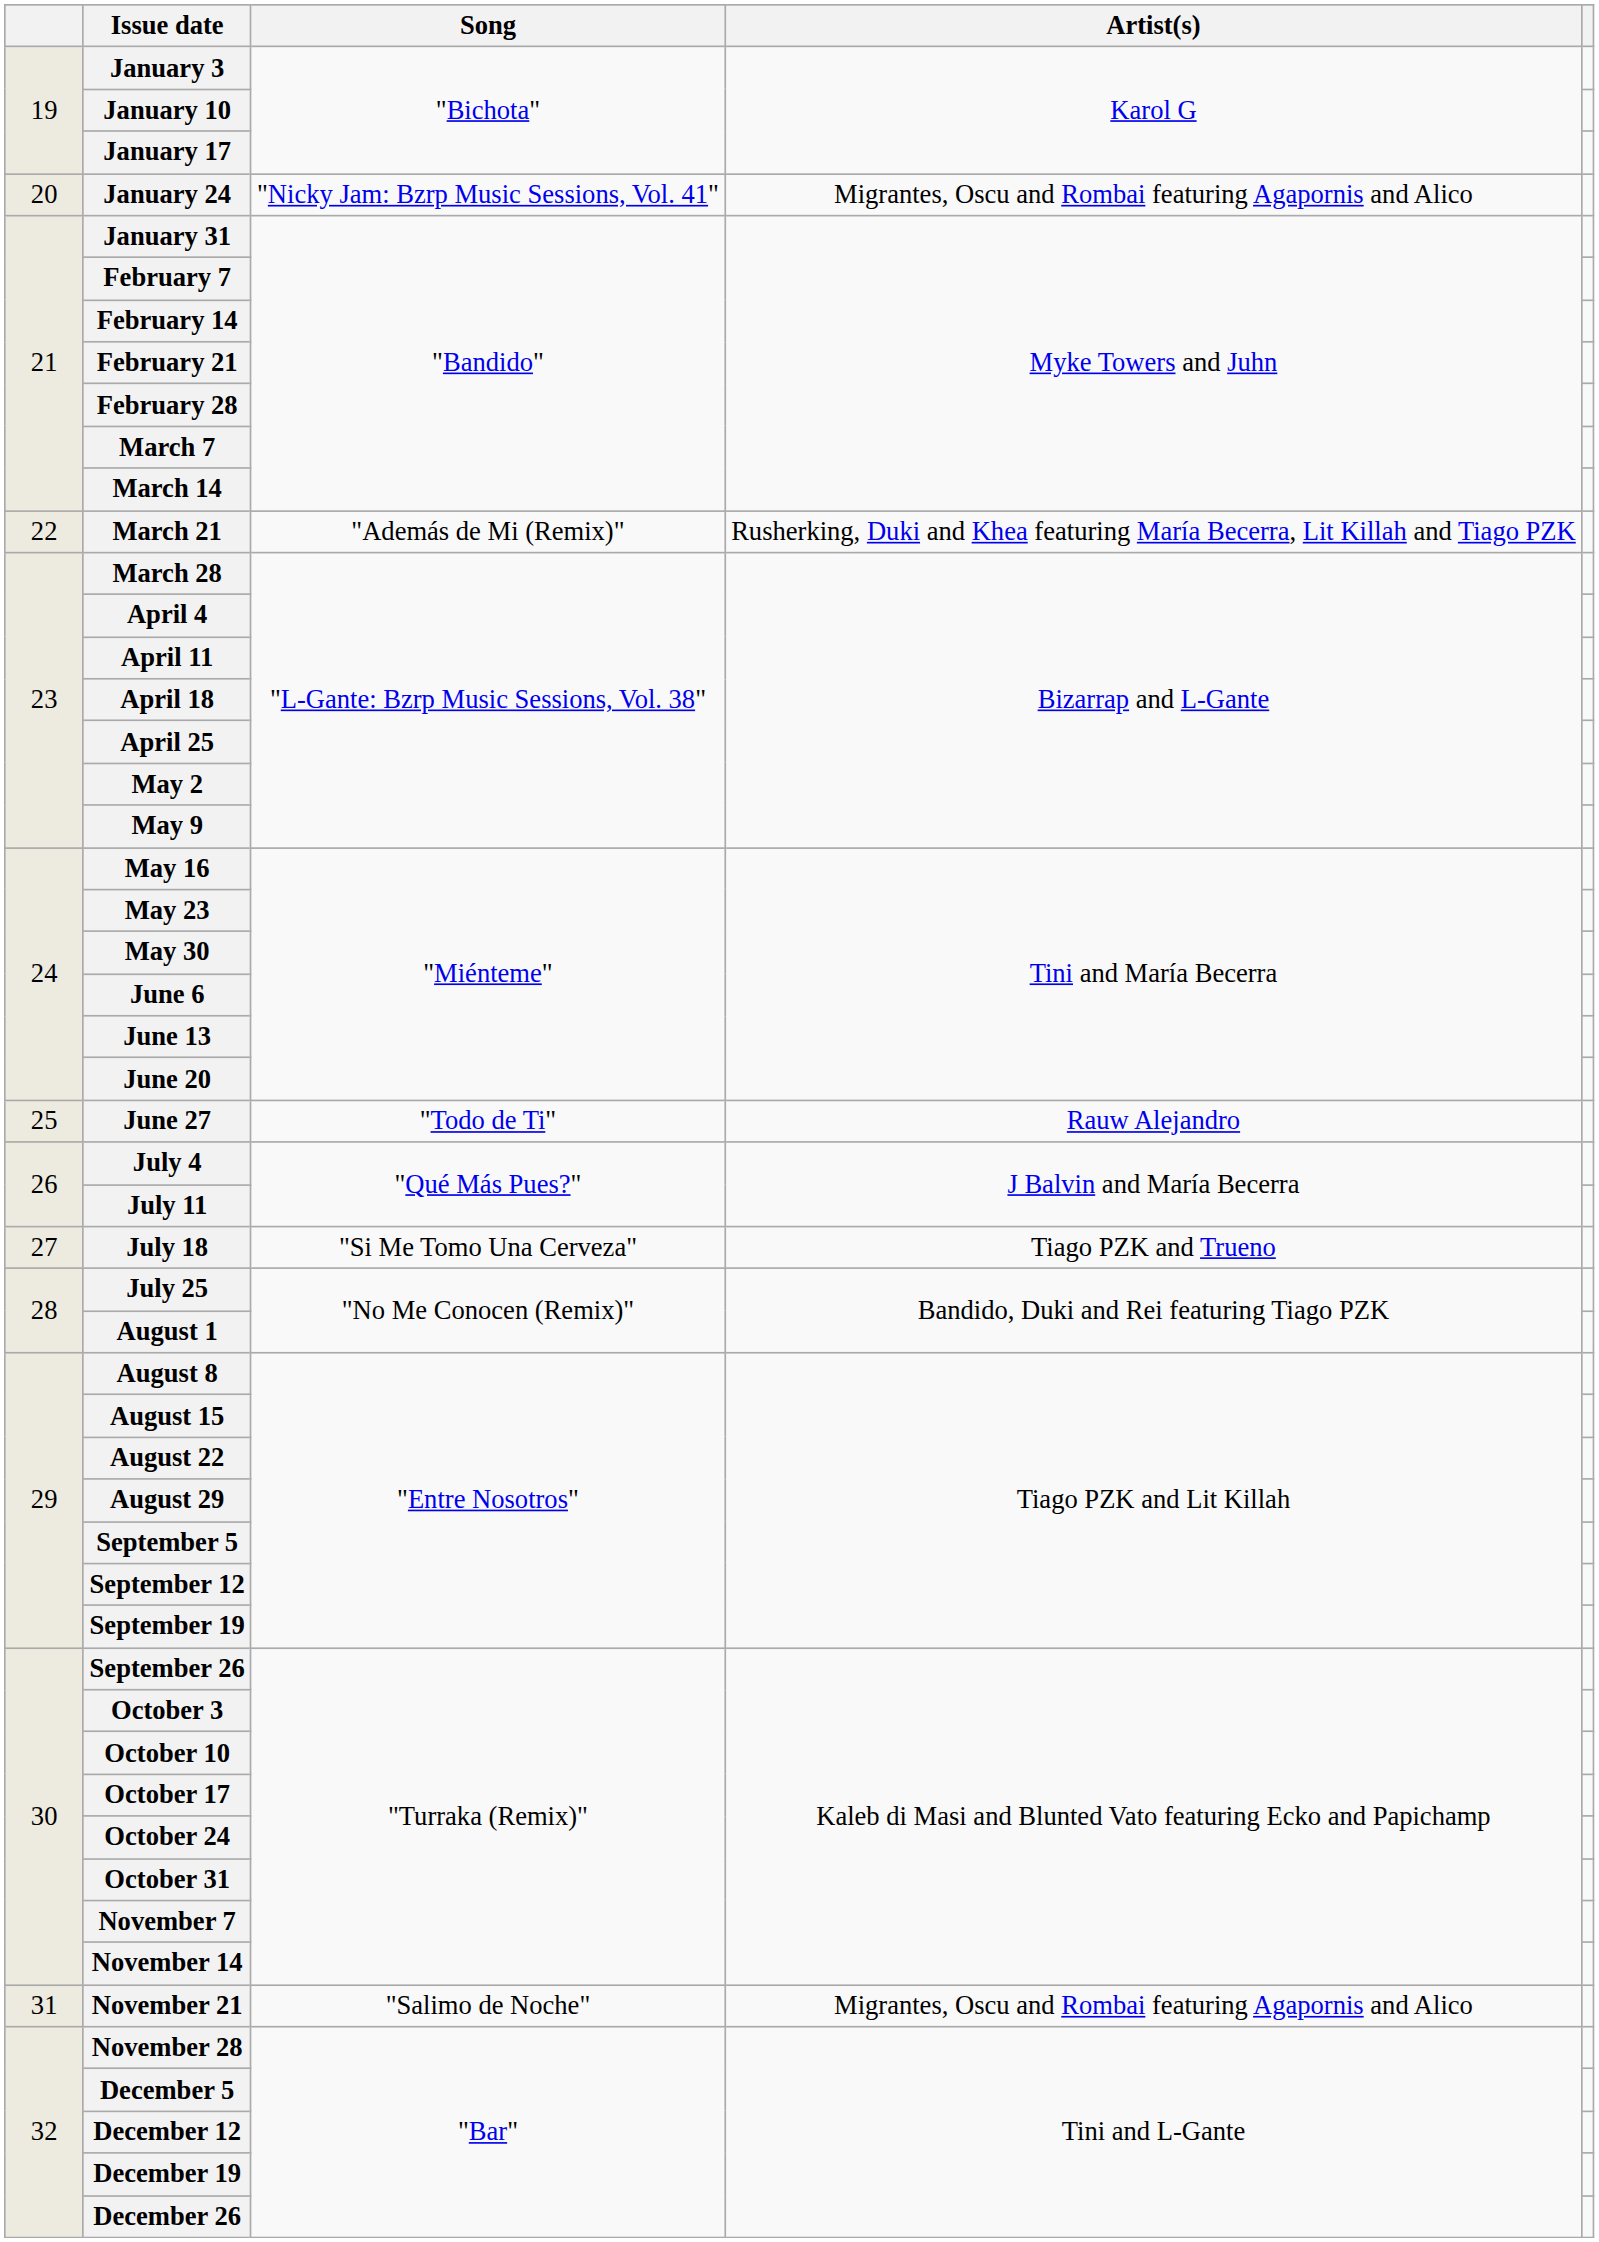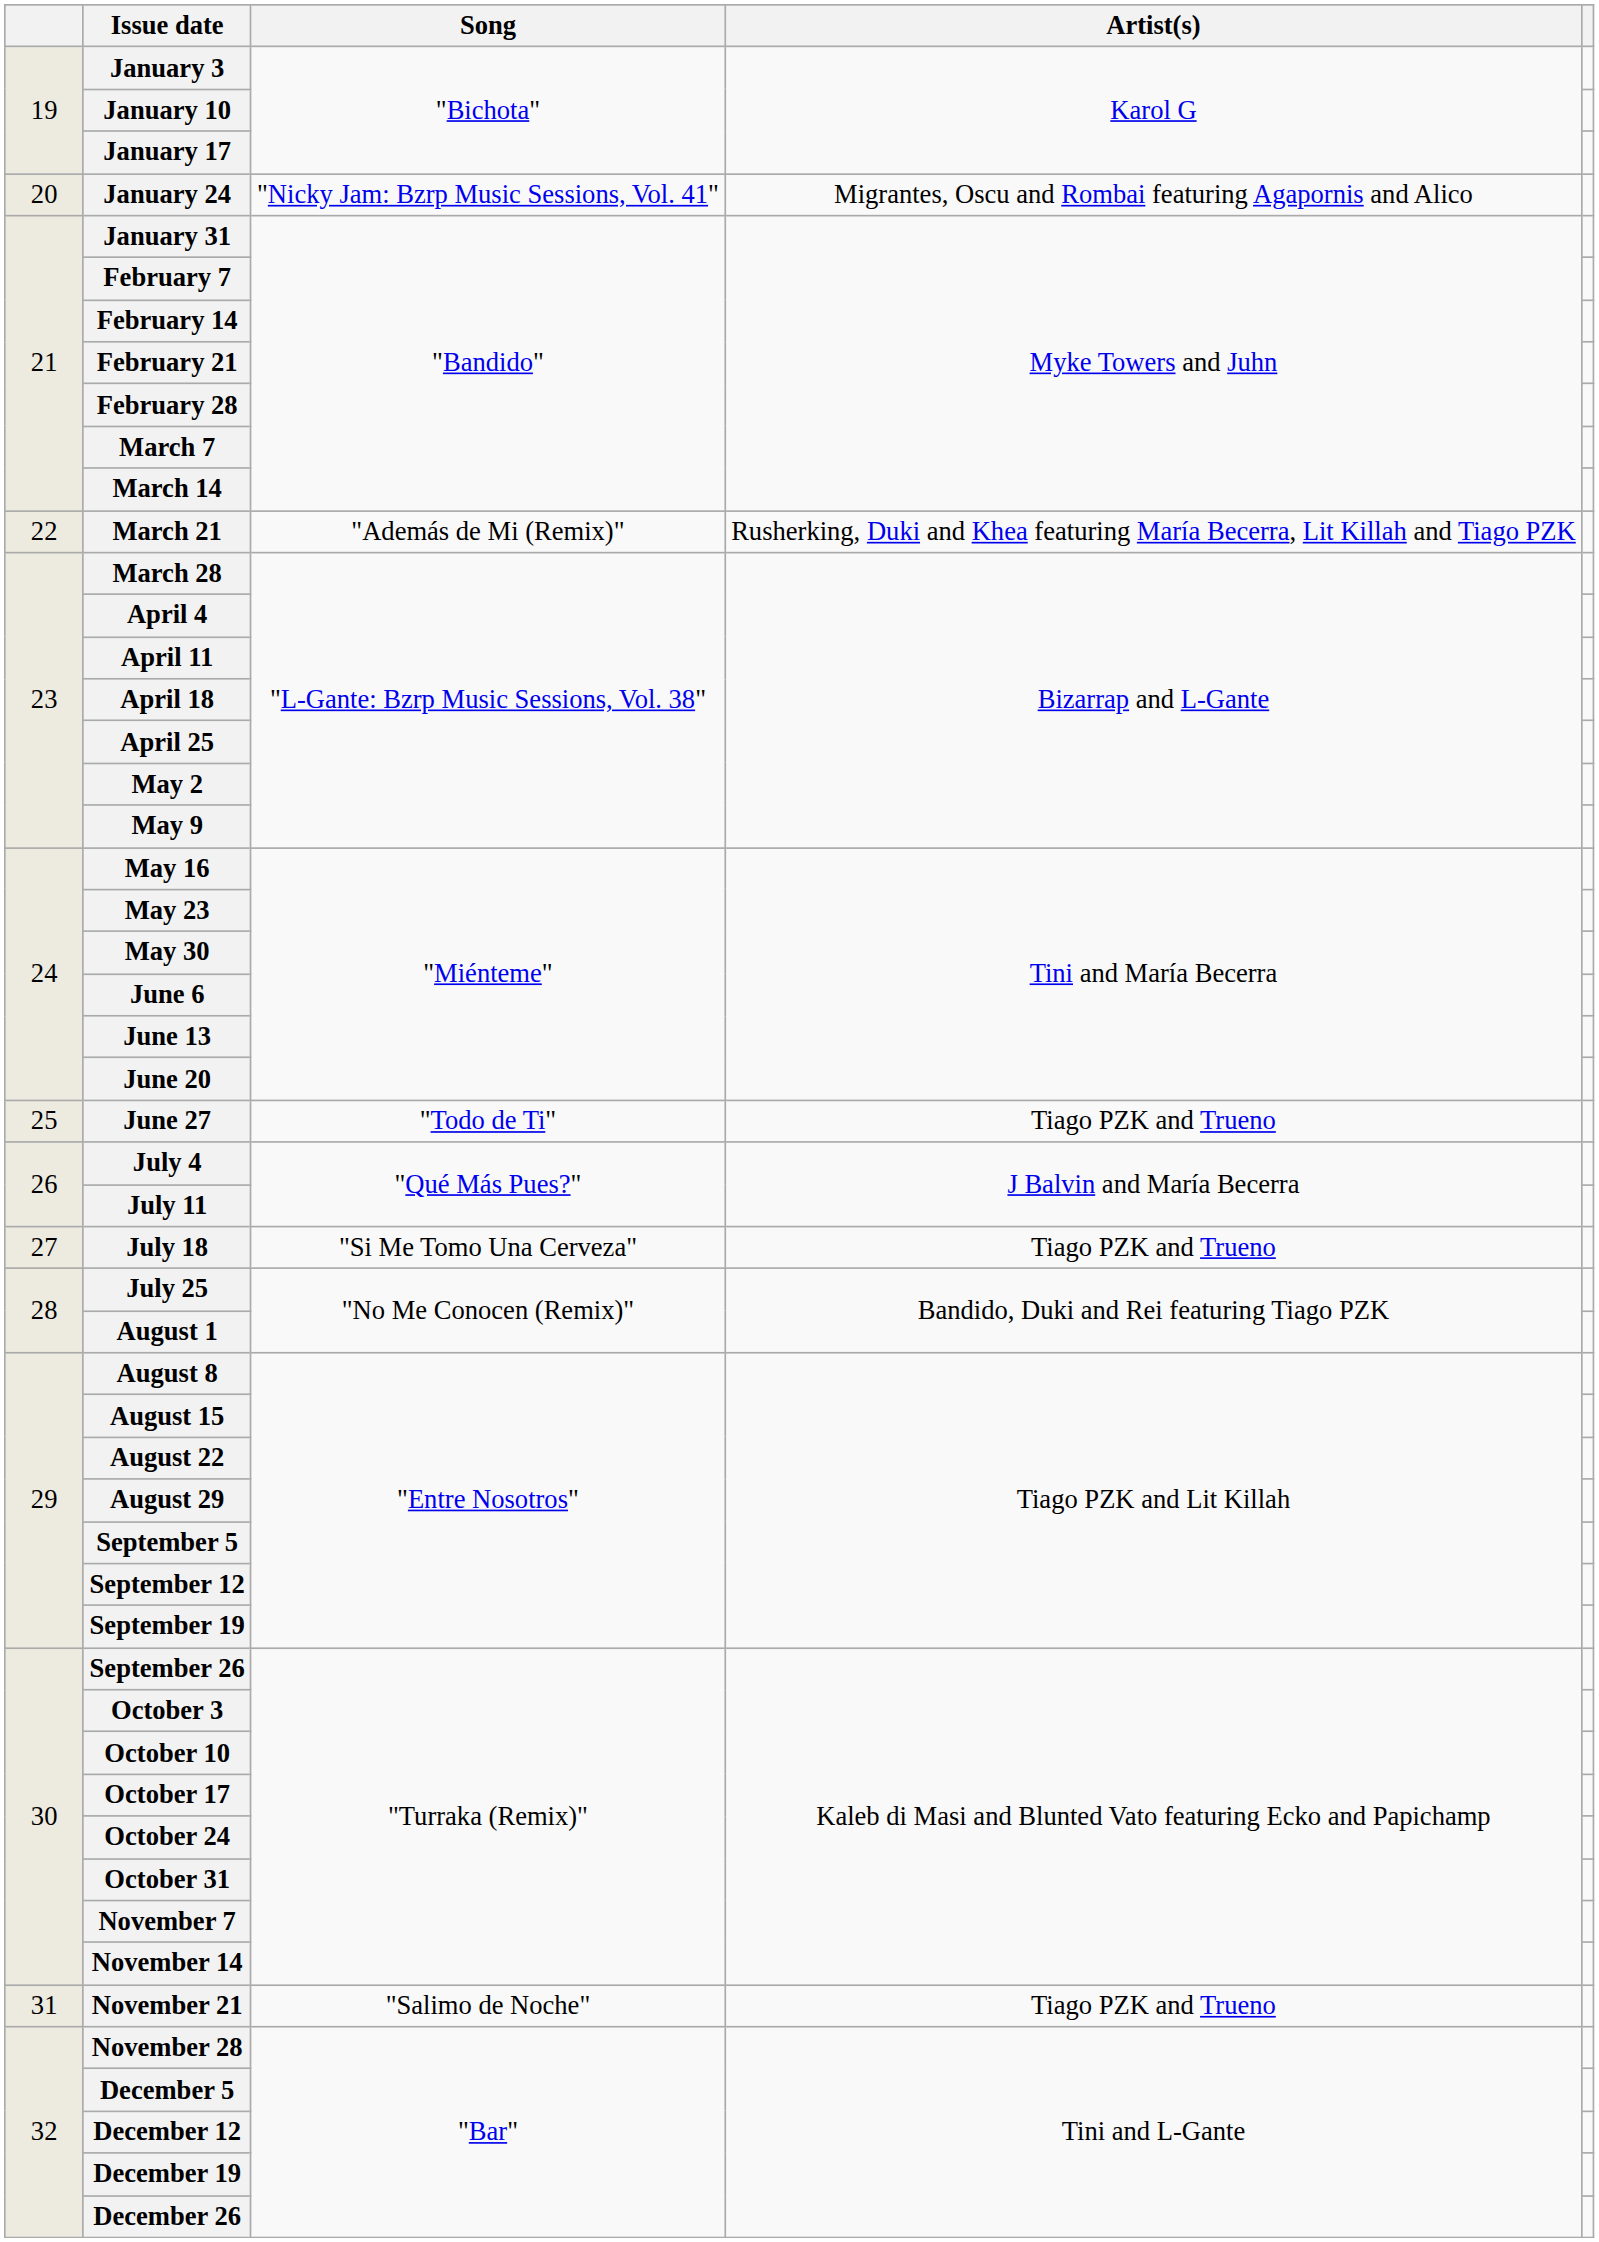(1153, 1120) Rauw Alejandro -> (1153, 1120) Tiago PZK and Trueno
(1153, 2005) Migrantes, Oscu and Rombai featuring Agapornis and Alico -> (1153, 2005) Tiago PZK and Trueno
